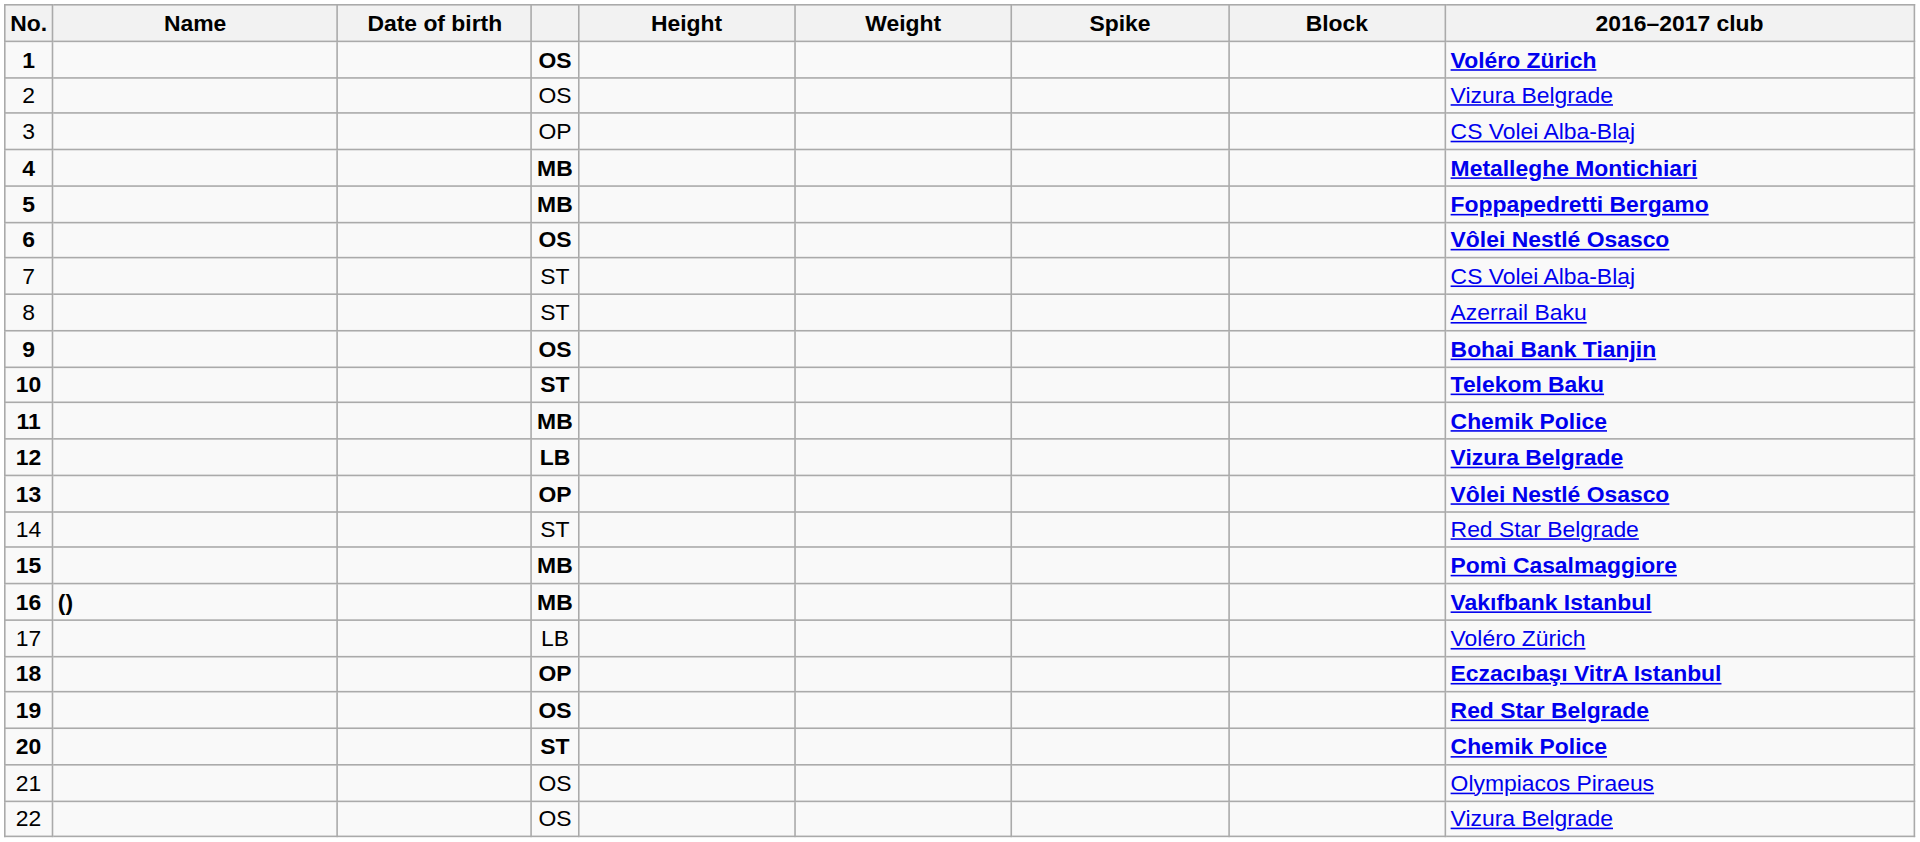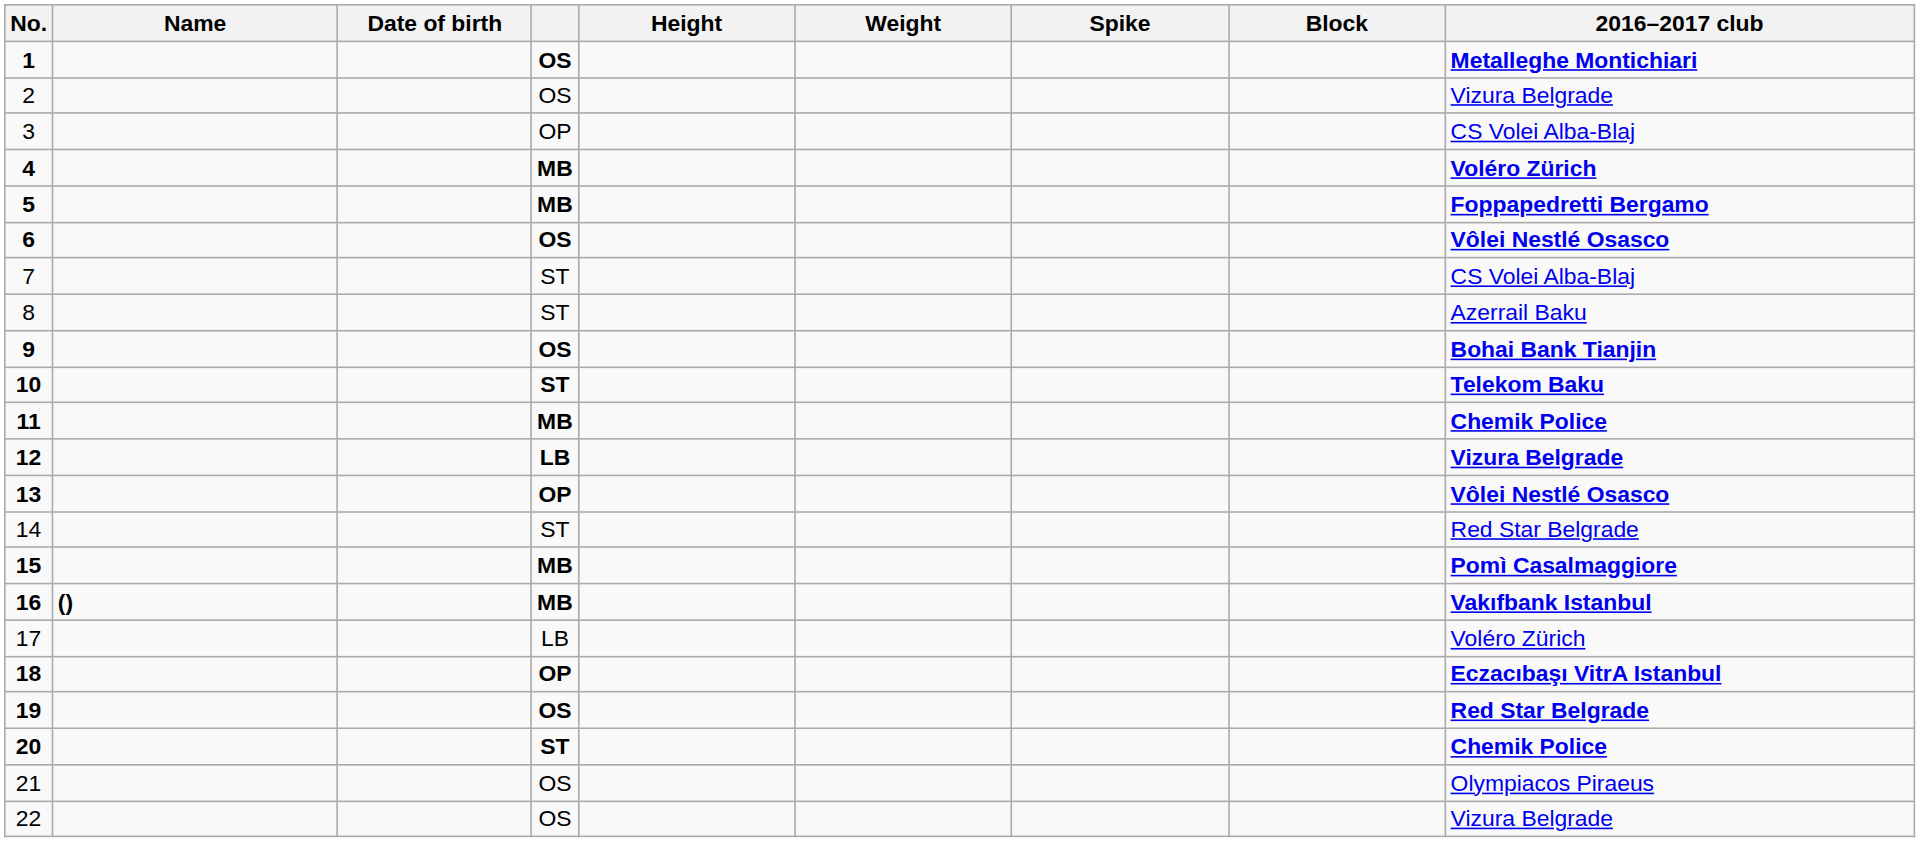(1523, 59) Voléro Zürich -> (1574, 59) Metalleghe Montichiari
(1574, 168) Metalleghe Montichiari -> (1523, 168) Voléro Zürich
